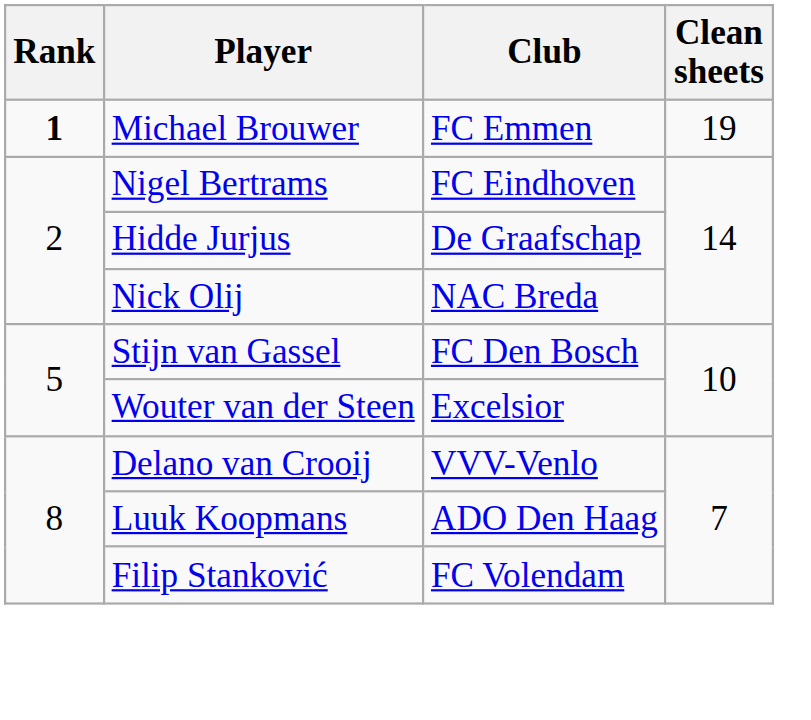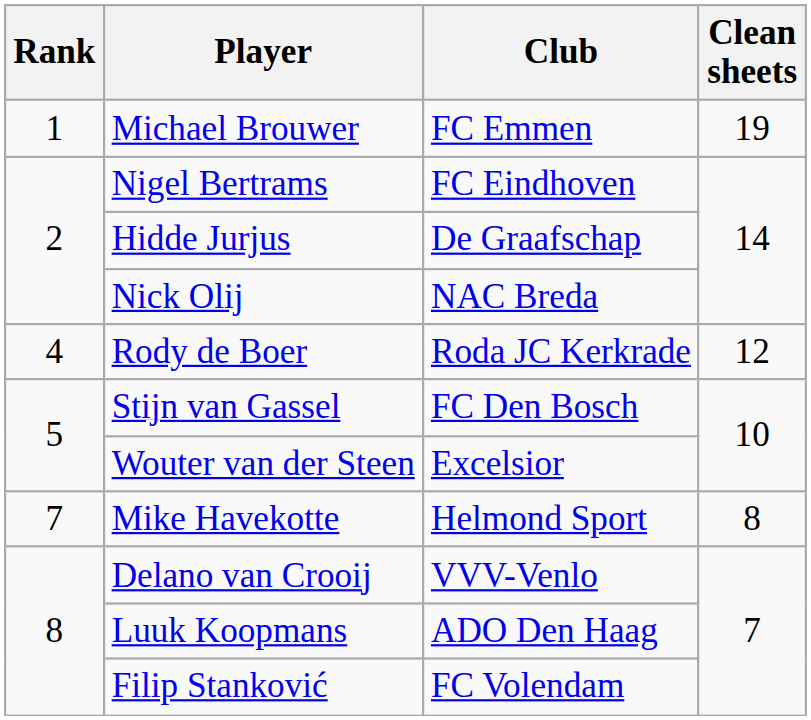(54, 127) bold -> (54, 127) normal
+ row: (209, 351)
+ row: (226, 518)
